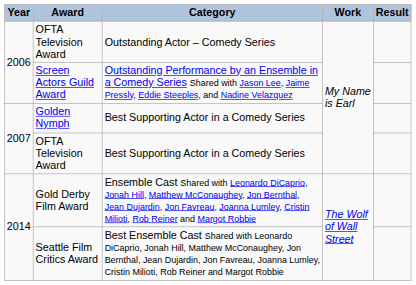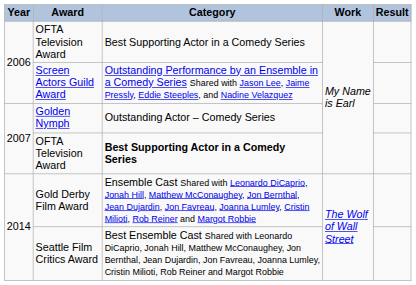(190, 42) Outstanding Actor – Comedy Series -> (205, 42) Best Supporting Actor in a Comedy Series
(205, 118) Best Supporting Actor in a Comedy Series -> (190, 118) Outstanding Actor – Comedy Series
(205, 153) normal -> (195, 153) bold
